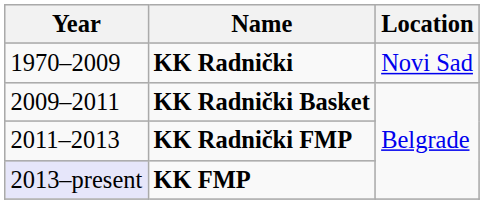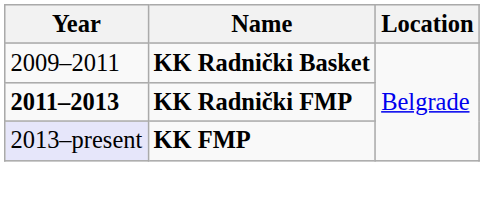- row: (223, 62)
(65, 140) normal -> (65, 101) bold
